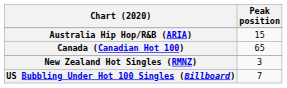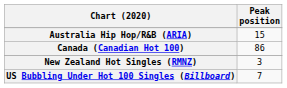(260, 49) 65 -> (260, 49) 86
